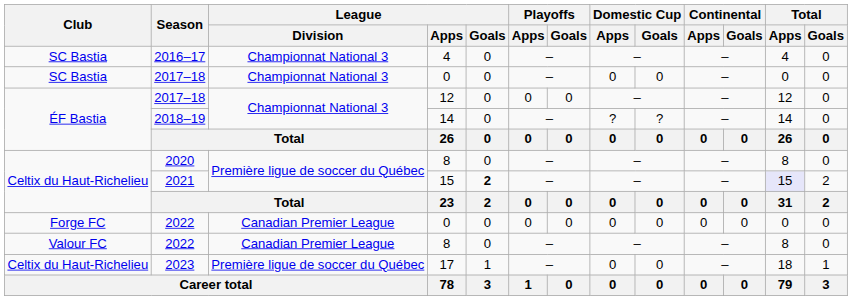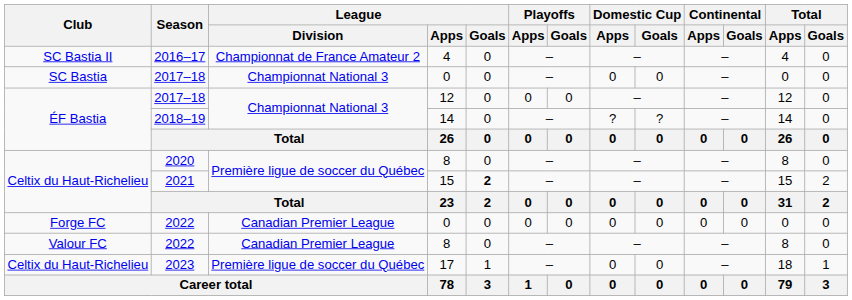(78, 56) SC Bastia -> (78, 56) SC Bastia II
(318, 56) Championnat National 3 -> (318, 56) Championnat de France Amateur 2
(785, 181) lavender background -> (785, 181) no background
